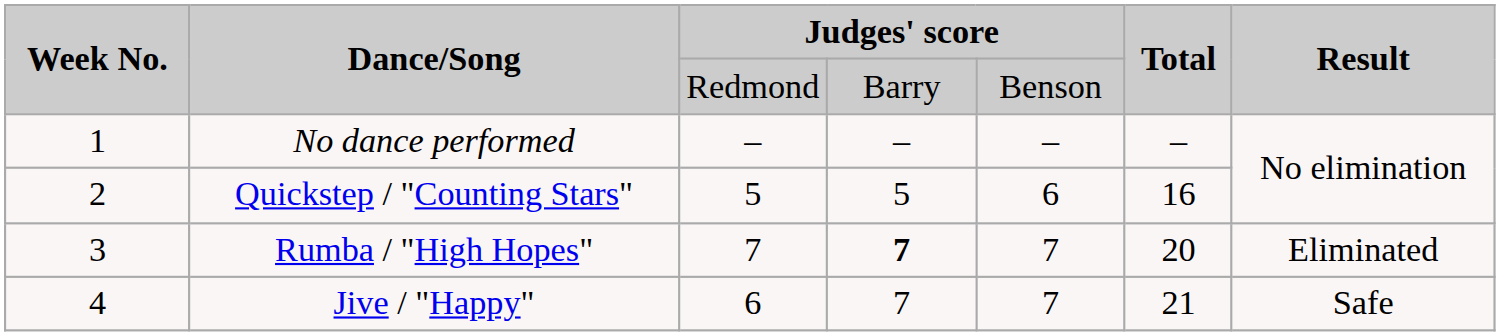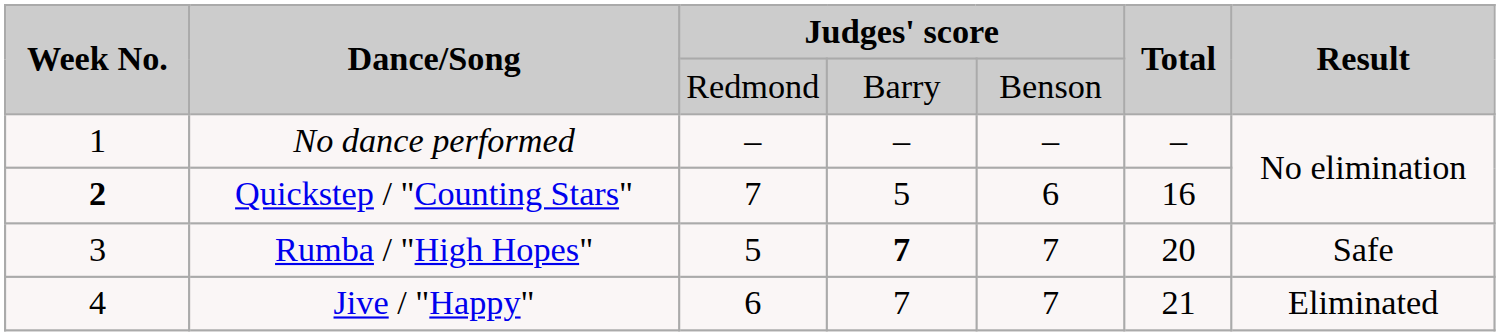(97, 194) normal -> (97, 194) bold
(753, 194) 5 -> (753, 194) 7
(753, 248) 7 -> (753, 248) 5
(1363, 248) Eliminated -> (1363, 248) Safe
(1363, 303) Safe -> (1363, 303) Eliminated
